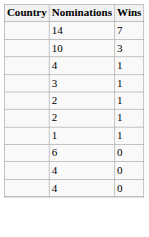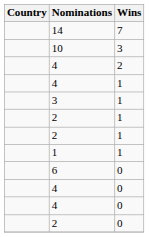+ row: (55, 65)
+ row: (55, 223)
